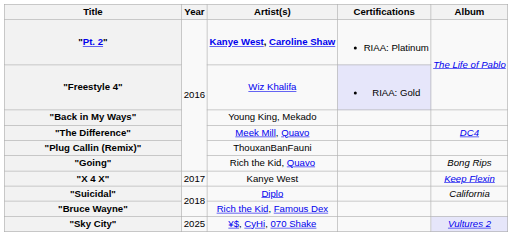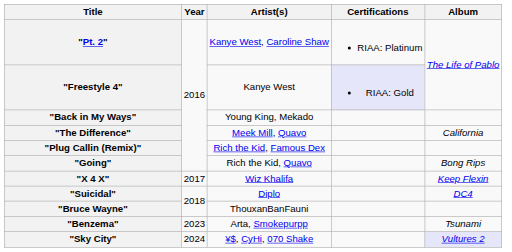(272, 42) bold -> (269, 42) normal
(272, 87) Wiz Khalifa -> (269, 87) Kanye West
(469, 133) DC4 -> (463, 133) California
(272, 148) ThouxanBanFauni -> (269, 148) Rich the Kid, Famous Dex
(272, 178) Kanye West -> (269, 178) Wiz Khalifa
(469, 193) California -> (463, 193) DC4
(272, 209) Rich the Kid, Famous Dex -> (269, 209) ThouxanBanFauni
+ row: (93, 224)
(194, 224) 2025 -> (194, 239) 2024
